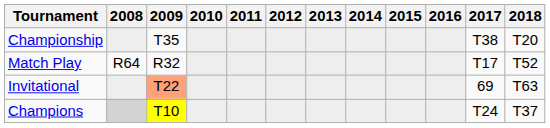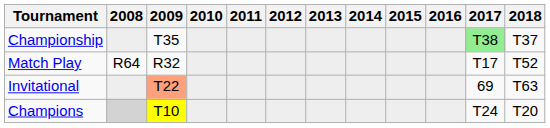(485, 39) no background -> (485, 39) lightgreen background
(525, 39) T20 -> (525, 39) T37
(525, 110) T37 -> (525, 110) T20
